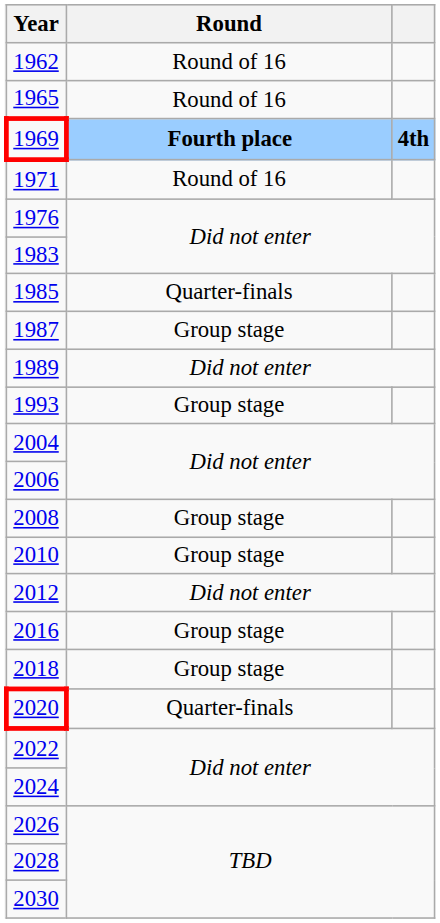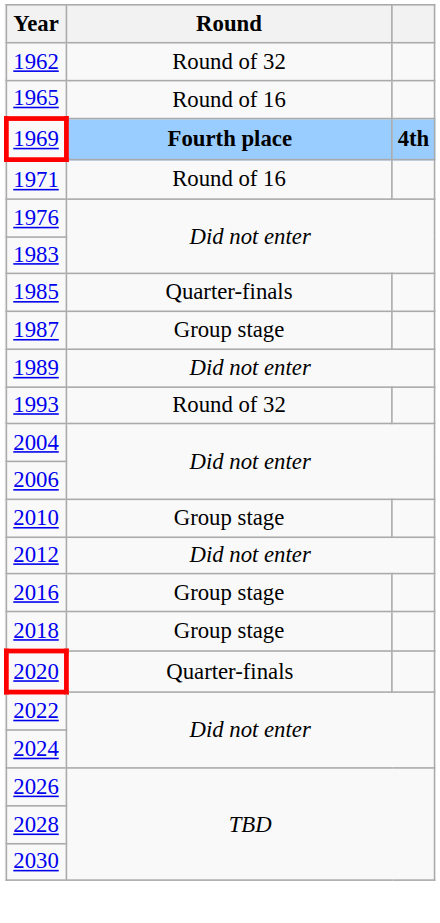(229, 61) Round of 16 -> (229, 61) Round of 32
(229, 405) Group stage -> (229, 405) Round of 32
- row: (36, 517)
